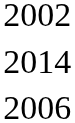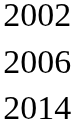rows swapped: (37, 108) <-> (37, 61)
